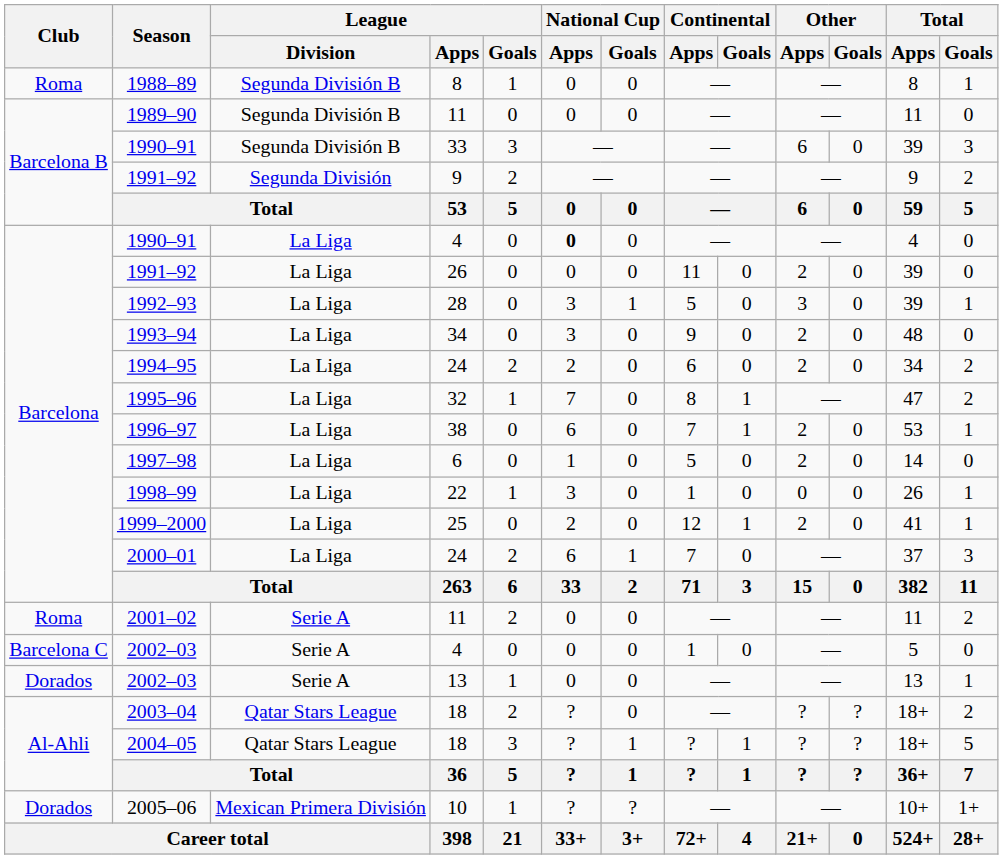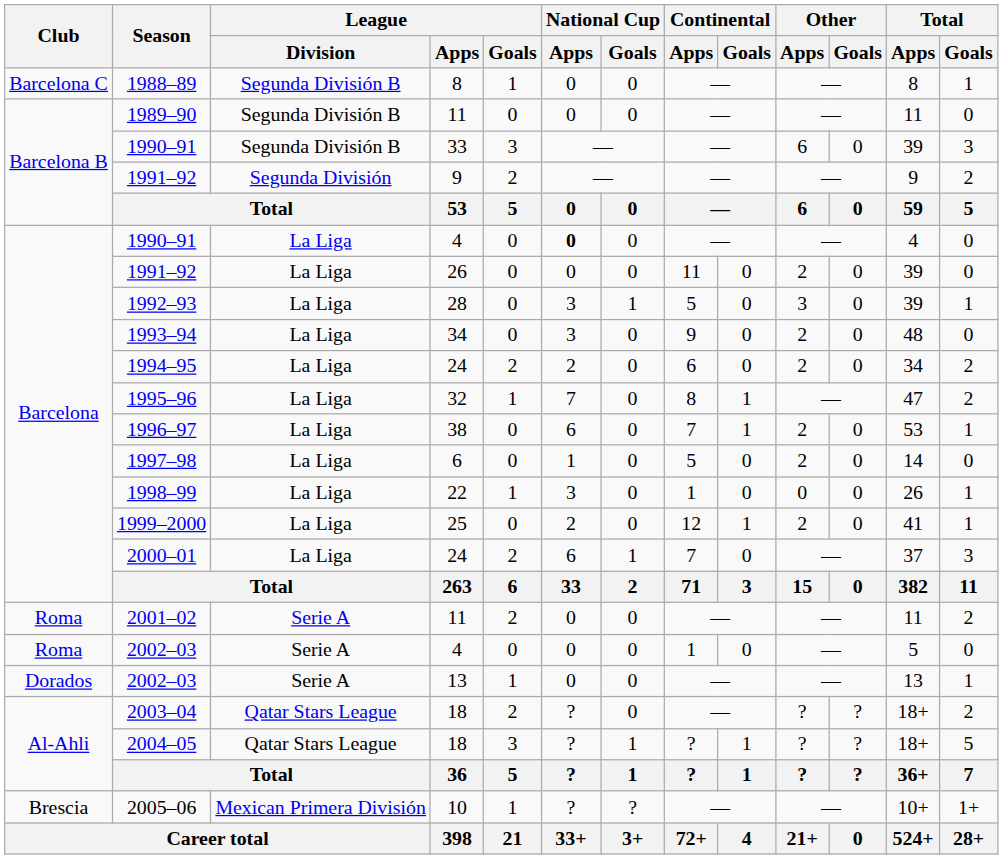(59, 83) Roma -> (59, 83) Barcelona C
(59, 649) Barcelona C -> (59, 649) Roma
(59, 806) Dorados -> (58, 806) Brescia
